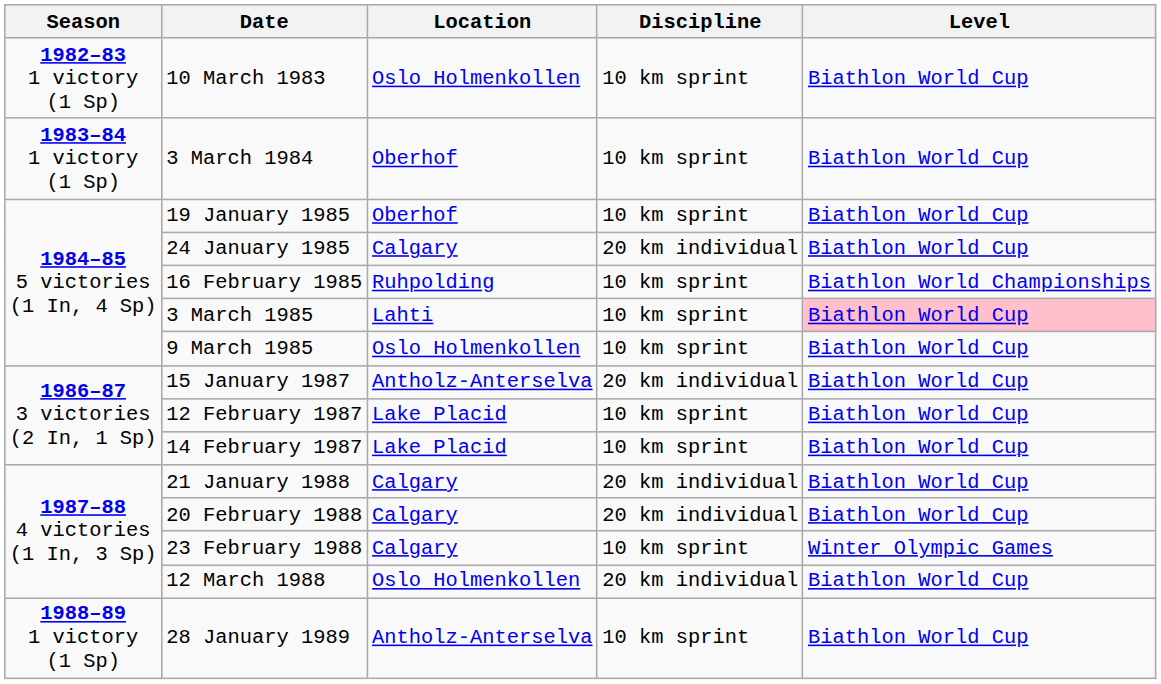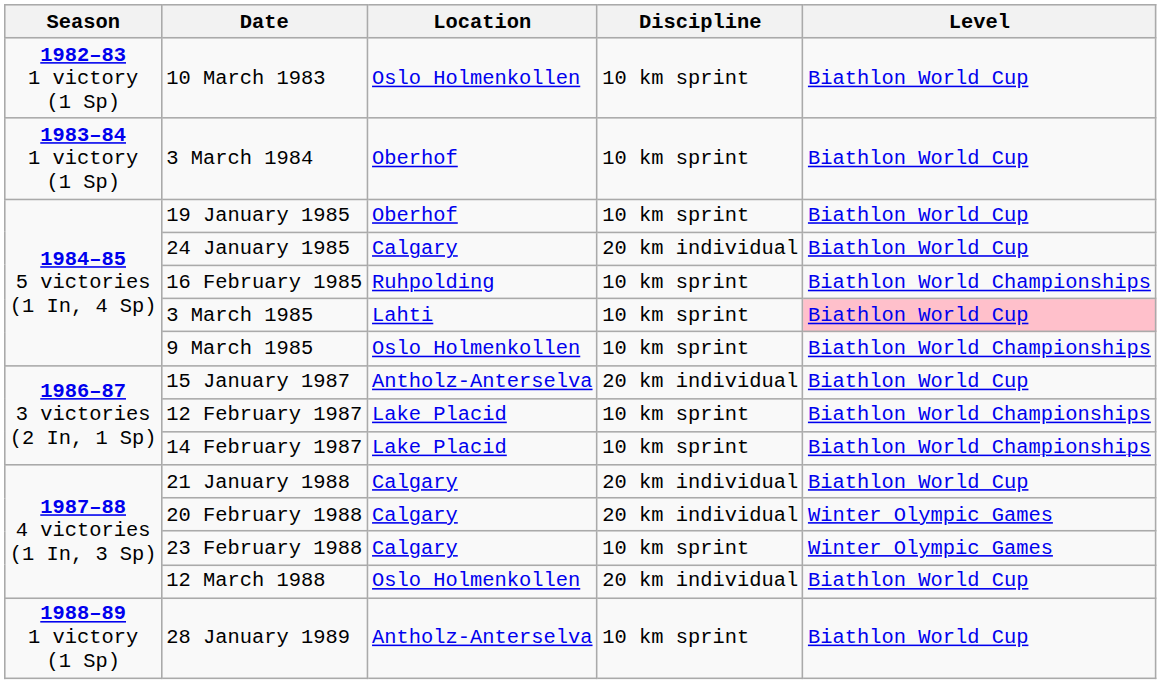(918, 348) Biathlon World Cup -> (979, 348) Biathlon World Championships
(918, 415) Biathlon World Cup -> (979, 415) Biathlon World Championships
(918, 448) Biathlon World Cup -> (979, 448) Biathlon World Championships
(918, 515) Biathlon World Cup -> (930, 515) Winter Olympic Games
